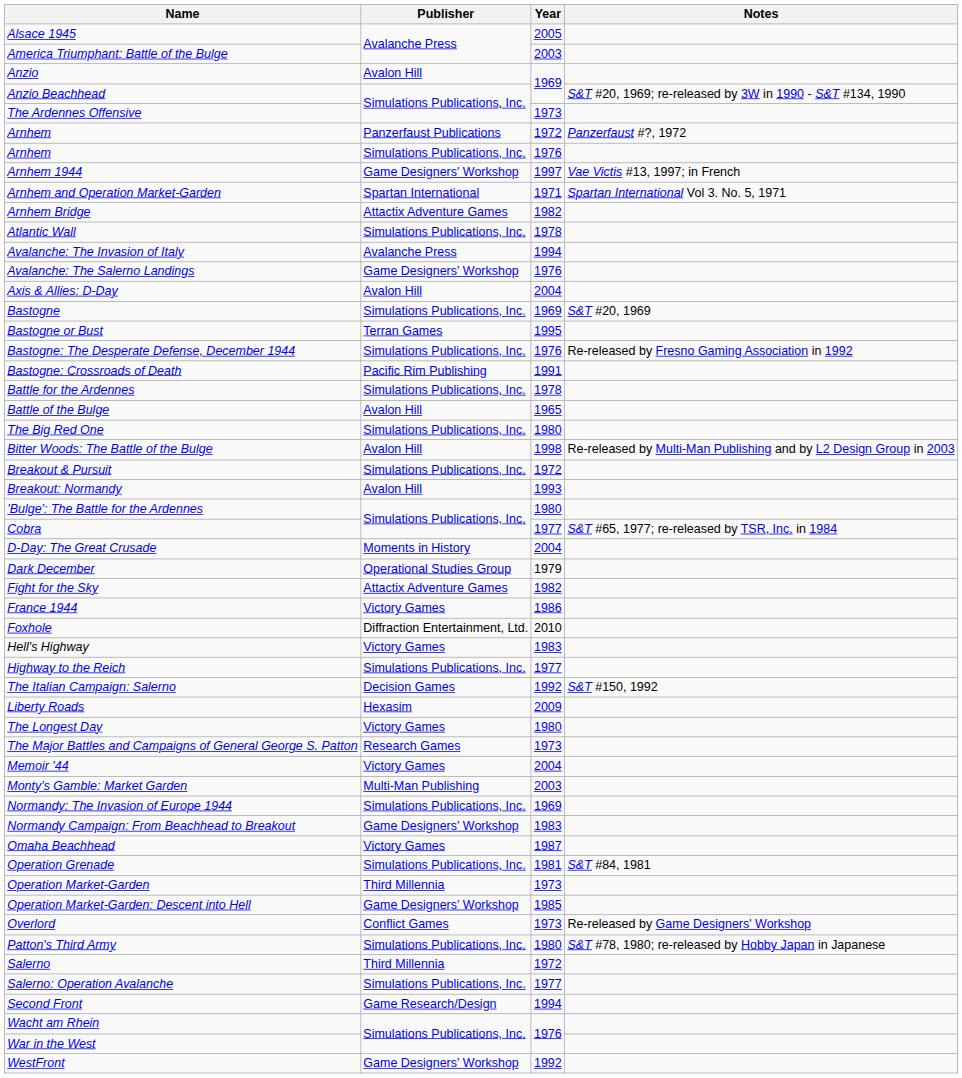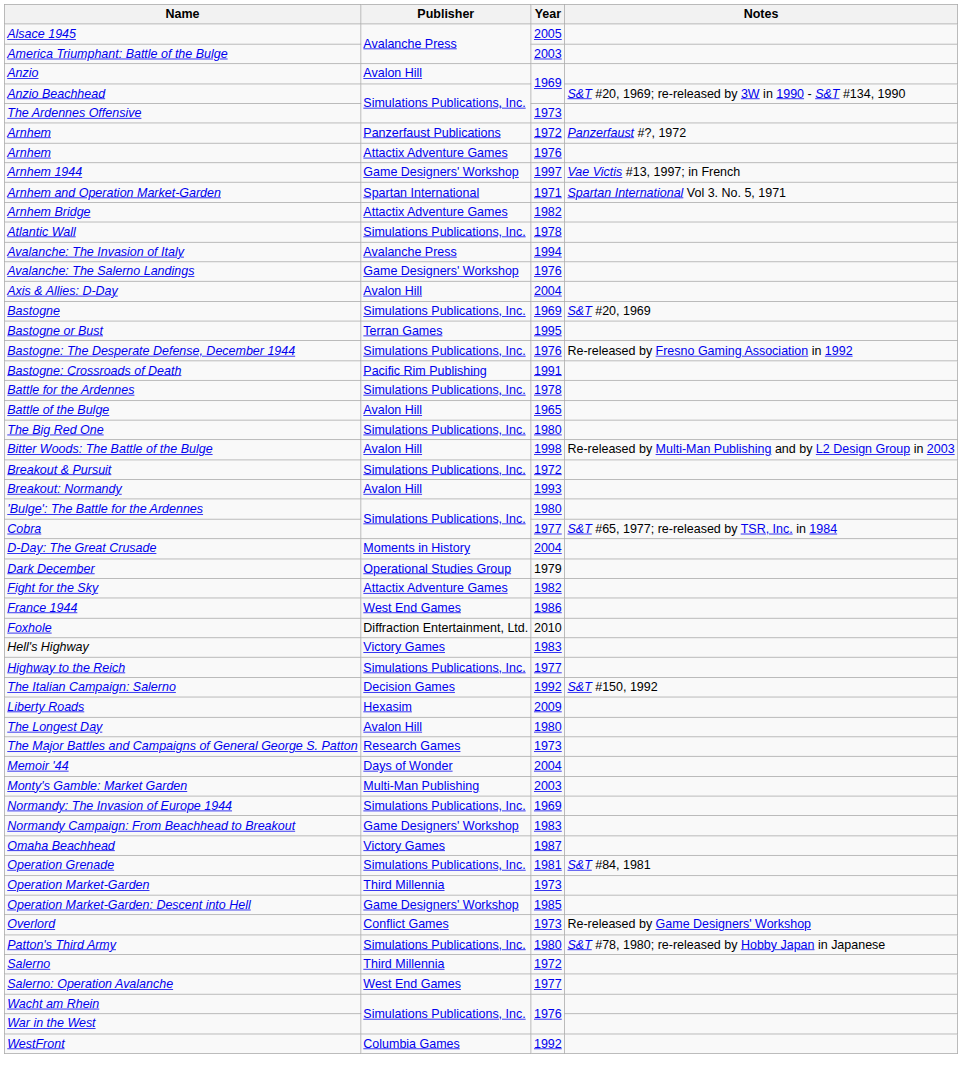(445, 152) Simulations Publications, Inc. -> (435, 152) Attactix Adventure Games
(404, 608) Victory Games -> (412, 608) West End Games
(404, 726) Victory Games -> (393, 726) Avalon Hill
(404, 766) Victory Games -> (408, 766) Days of Wonder
(445, 984) Simulations Publications, Inc. -> (412, 984) West End Games
- row: (45, 1004)
(441, 1063) Game Designers' Workshop -> (412, 1043) Columbia Games
